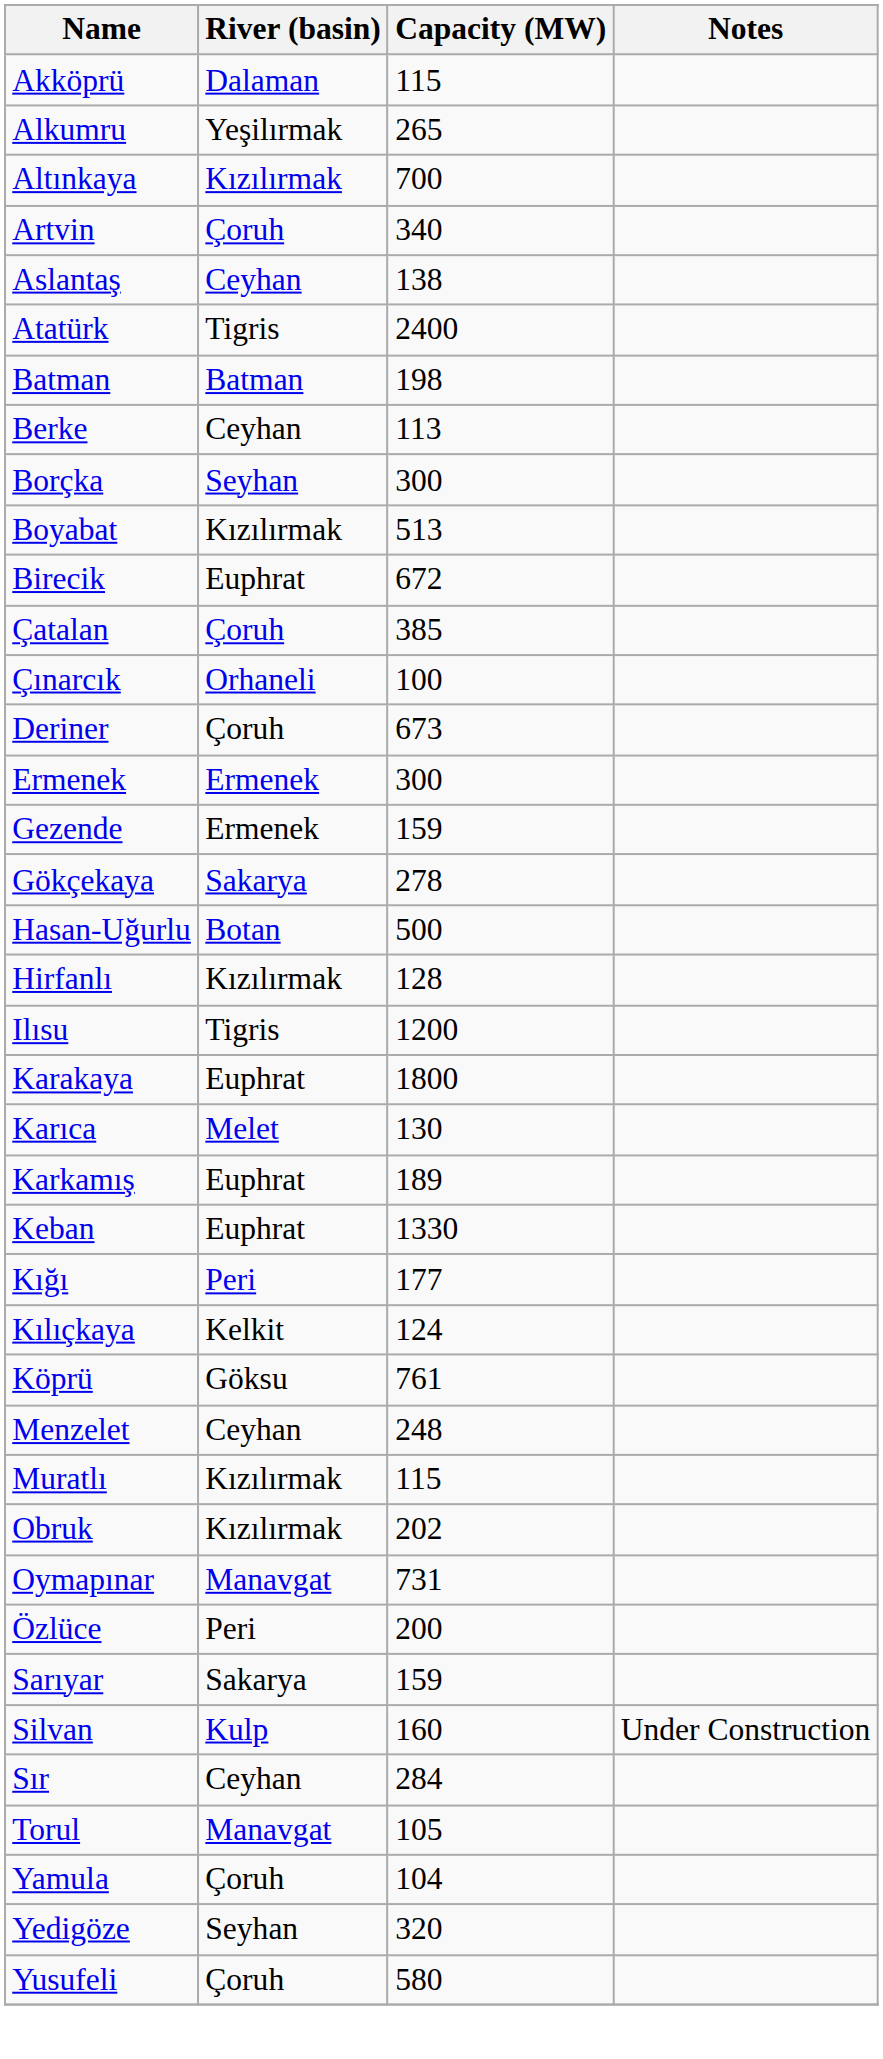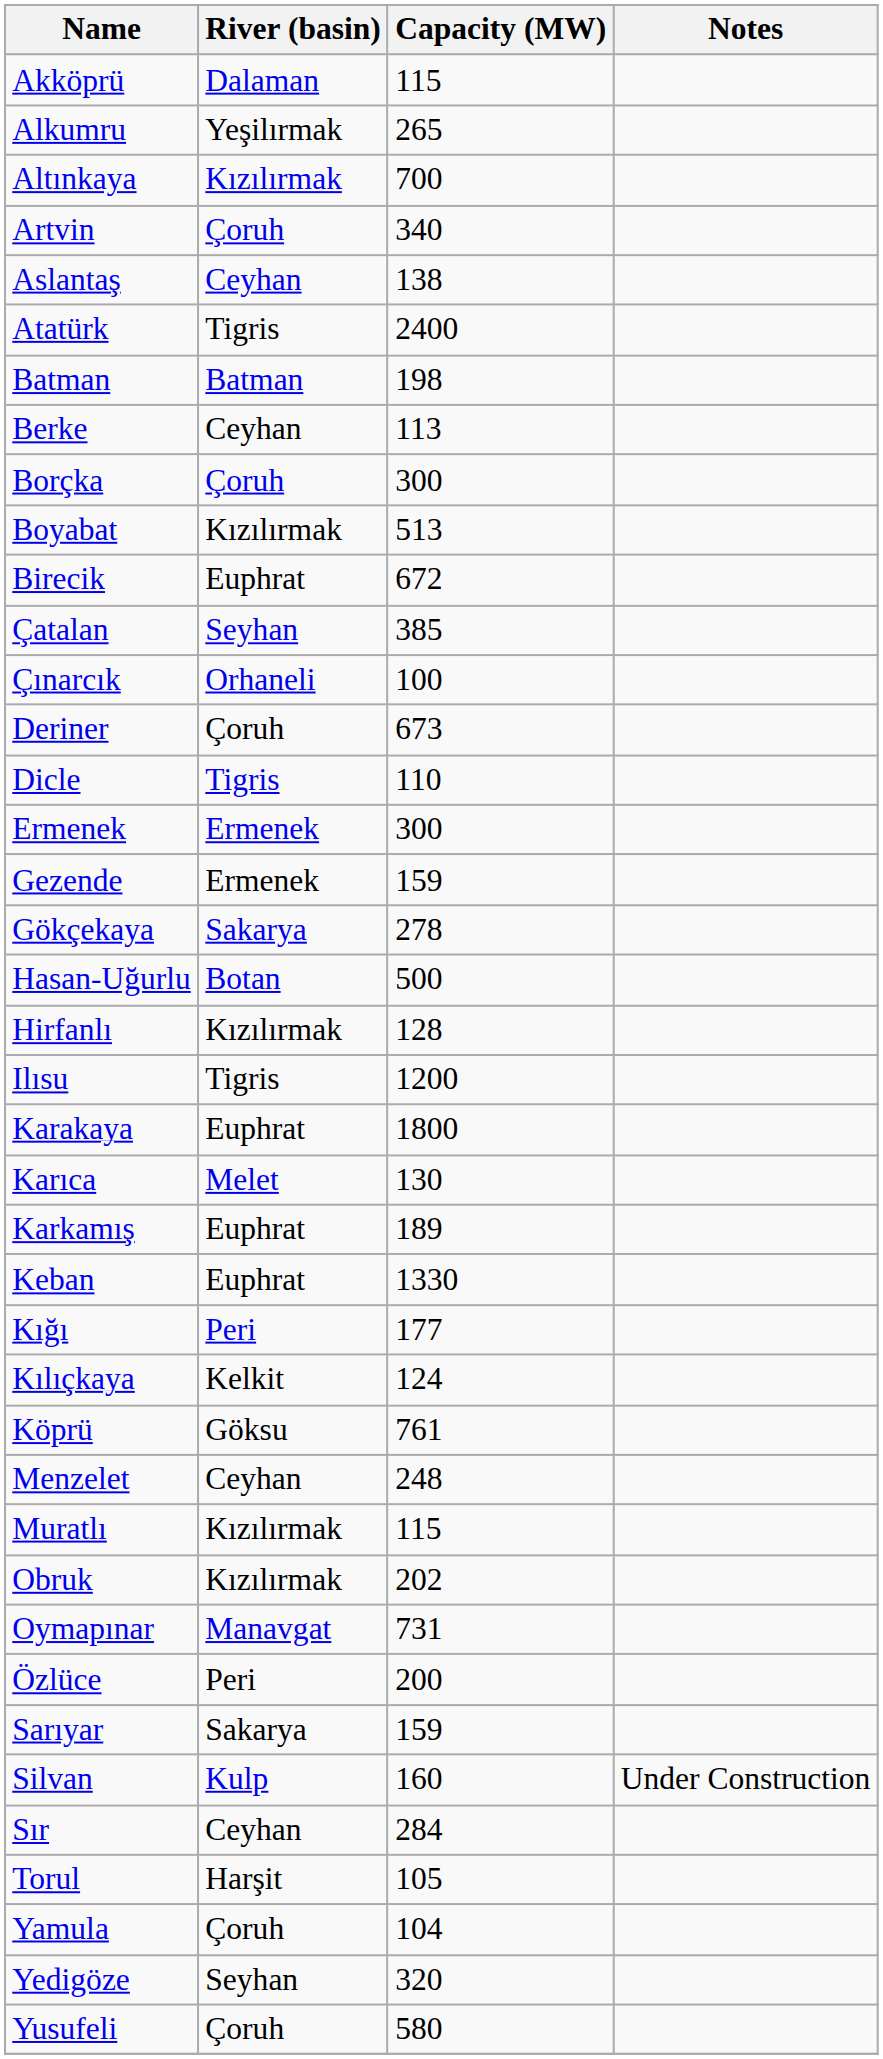(252, 479) Seyhan -> (245, 479) Çoruh
(245, 629) Çoruh -> (252, 629) Seyhan
+ row: (46, 779)
(268, 1829) Manavgat -> (244, 1879) Harşit
